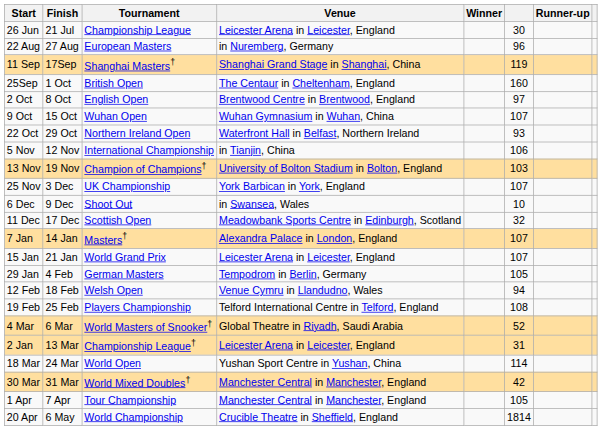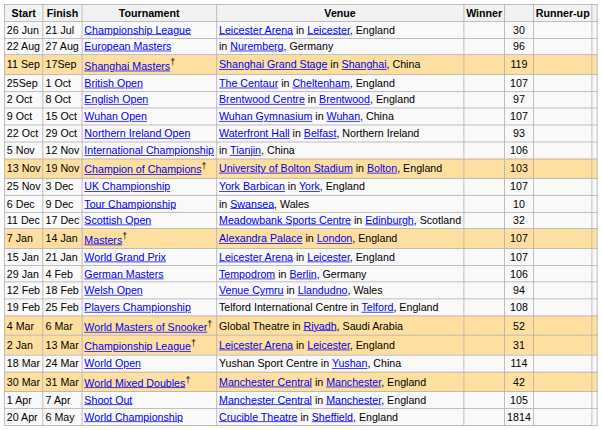(519, 83) 160 -> (519, 83) 107
(108, 204) Shoot Out -> (130, 204) Tour Championship
(519, 274) 105 -> (519, 274) 106
(130, 400) Tour Championship -> (108, 400) Shoot Out
